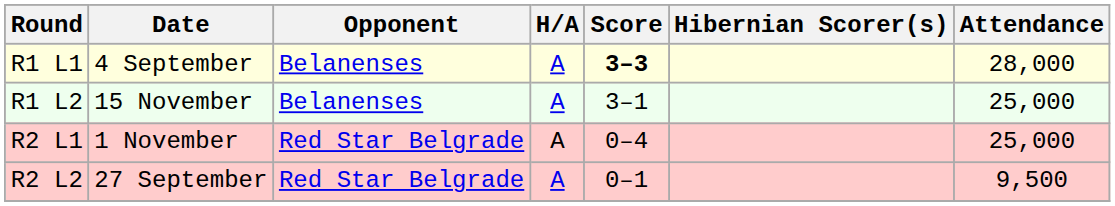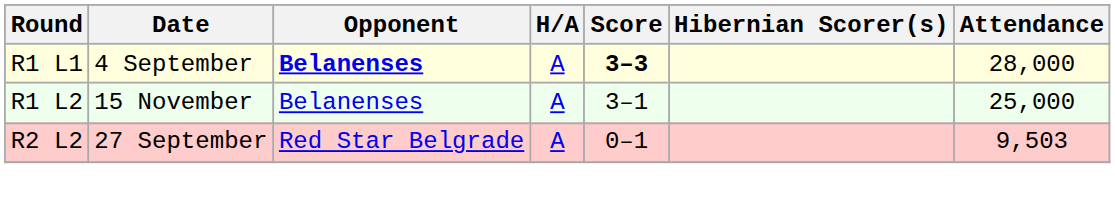(351, 64) normal -> (351, 64) bold
- row: (47, 142)
(1032, 181) 9,500 -> (1032, 142) 9,503
